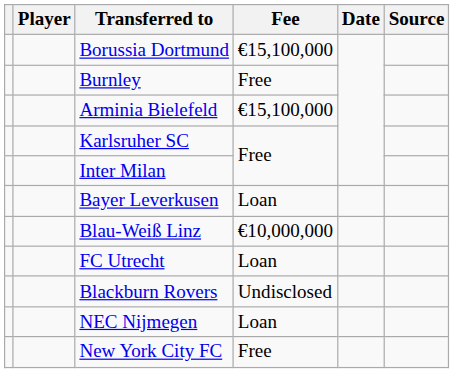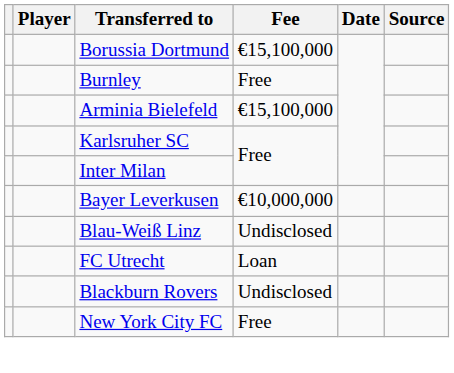(257, 200) Loan -> (285, 200) €10,000,000
(285, 230) €10,000,000 -> (285, 230) Undisclosed
- row: (138, 321)
